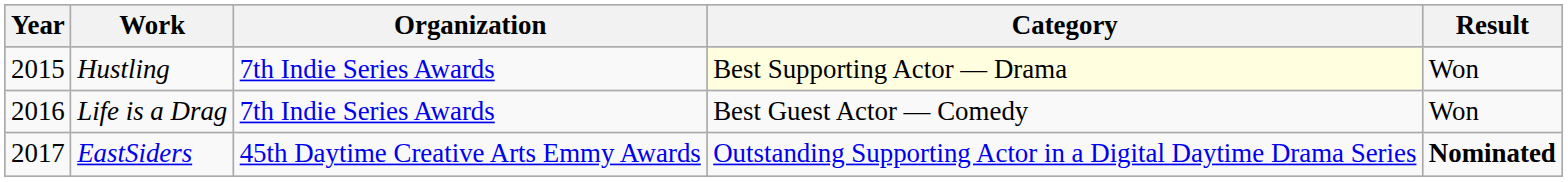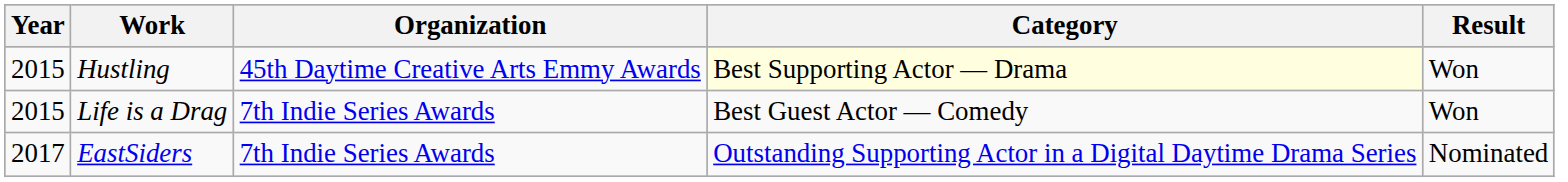(367, 68) 7th Indie Series Awards -> (470, 68) 45th Daytime Creative Arts Emmy Awards
(38, 111) 2016 -> (38, 111) 2015
(470, 153) 45th Daytime Creative Arts Emmy Awards -> (367, 153) 7th Indie Series Awards
(1492, 153) bold -> (1489, 153) normal
